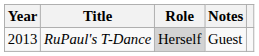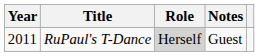(23, 39) 2013 -> (22, 39) 2011
